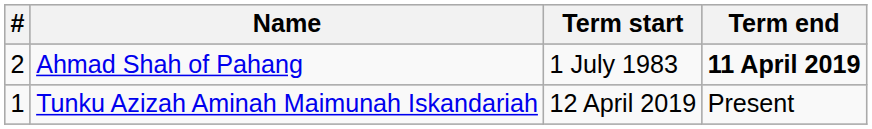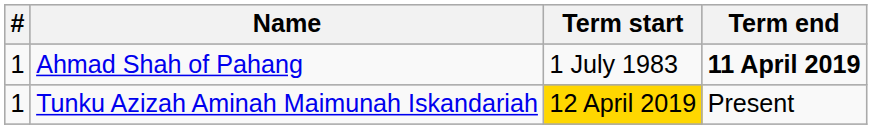(18, 64) 2 -> (18, 64) 1
(623, 104) no background -> (623, 104) gold background
